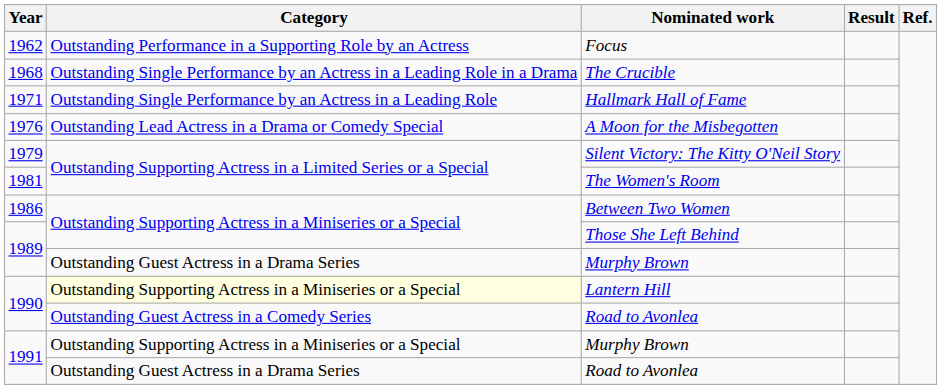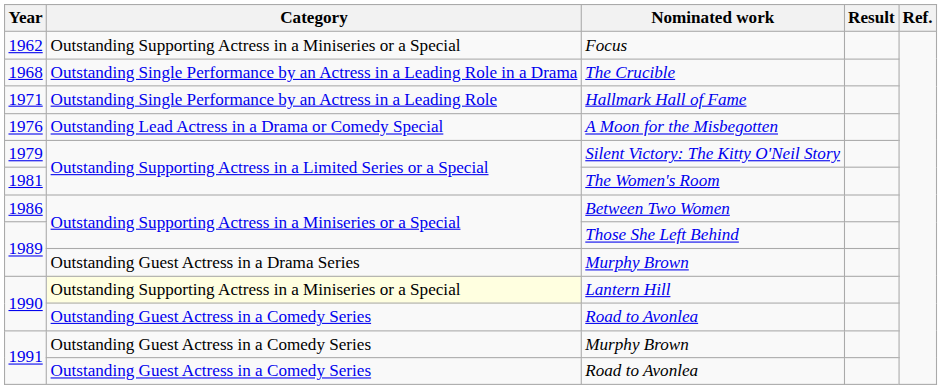(260, 45) Outstanding Performance in a Supporting Role by an Actress -> (256, 45) Outstanding Supporting Actress in a Miniseries or a Special
(256, 343) Outstanding Supporting Actress in a Miniseries or a Special -> (211, 343) Outstanding Guest Actress in a Comedy Series
(205, 371) Outstanding Guest Actress in a Drama Series -> (211, 371) Outstanding Guest Actress in a Comedy Series
